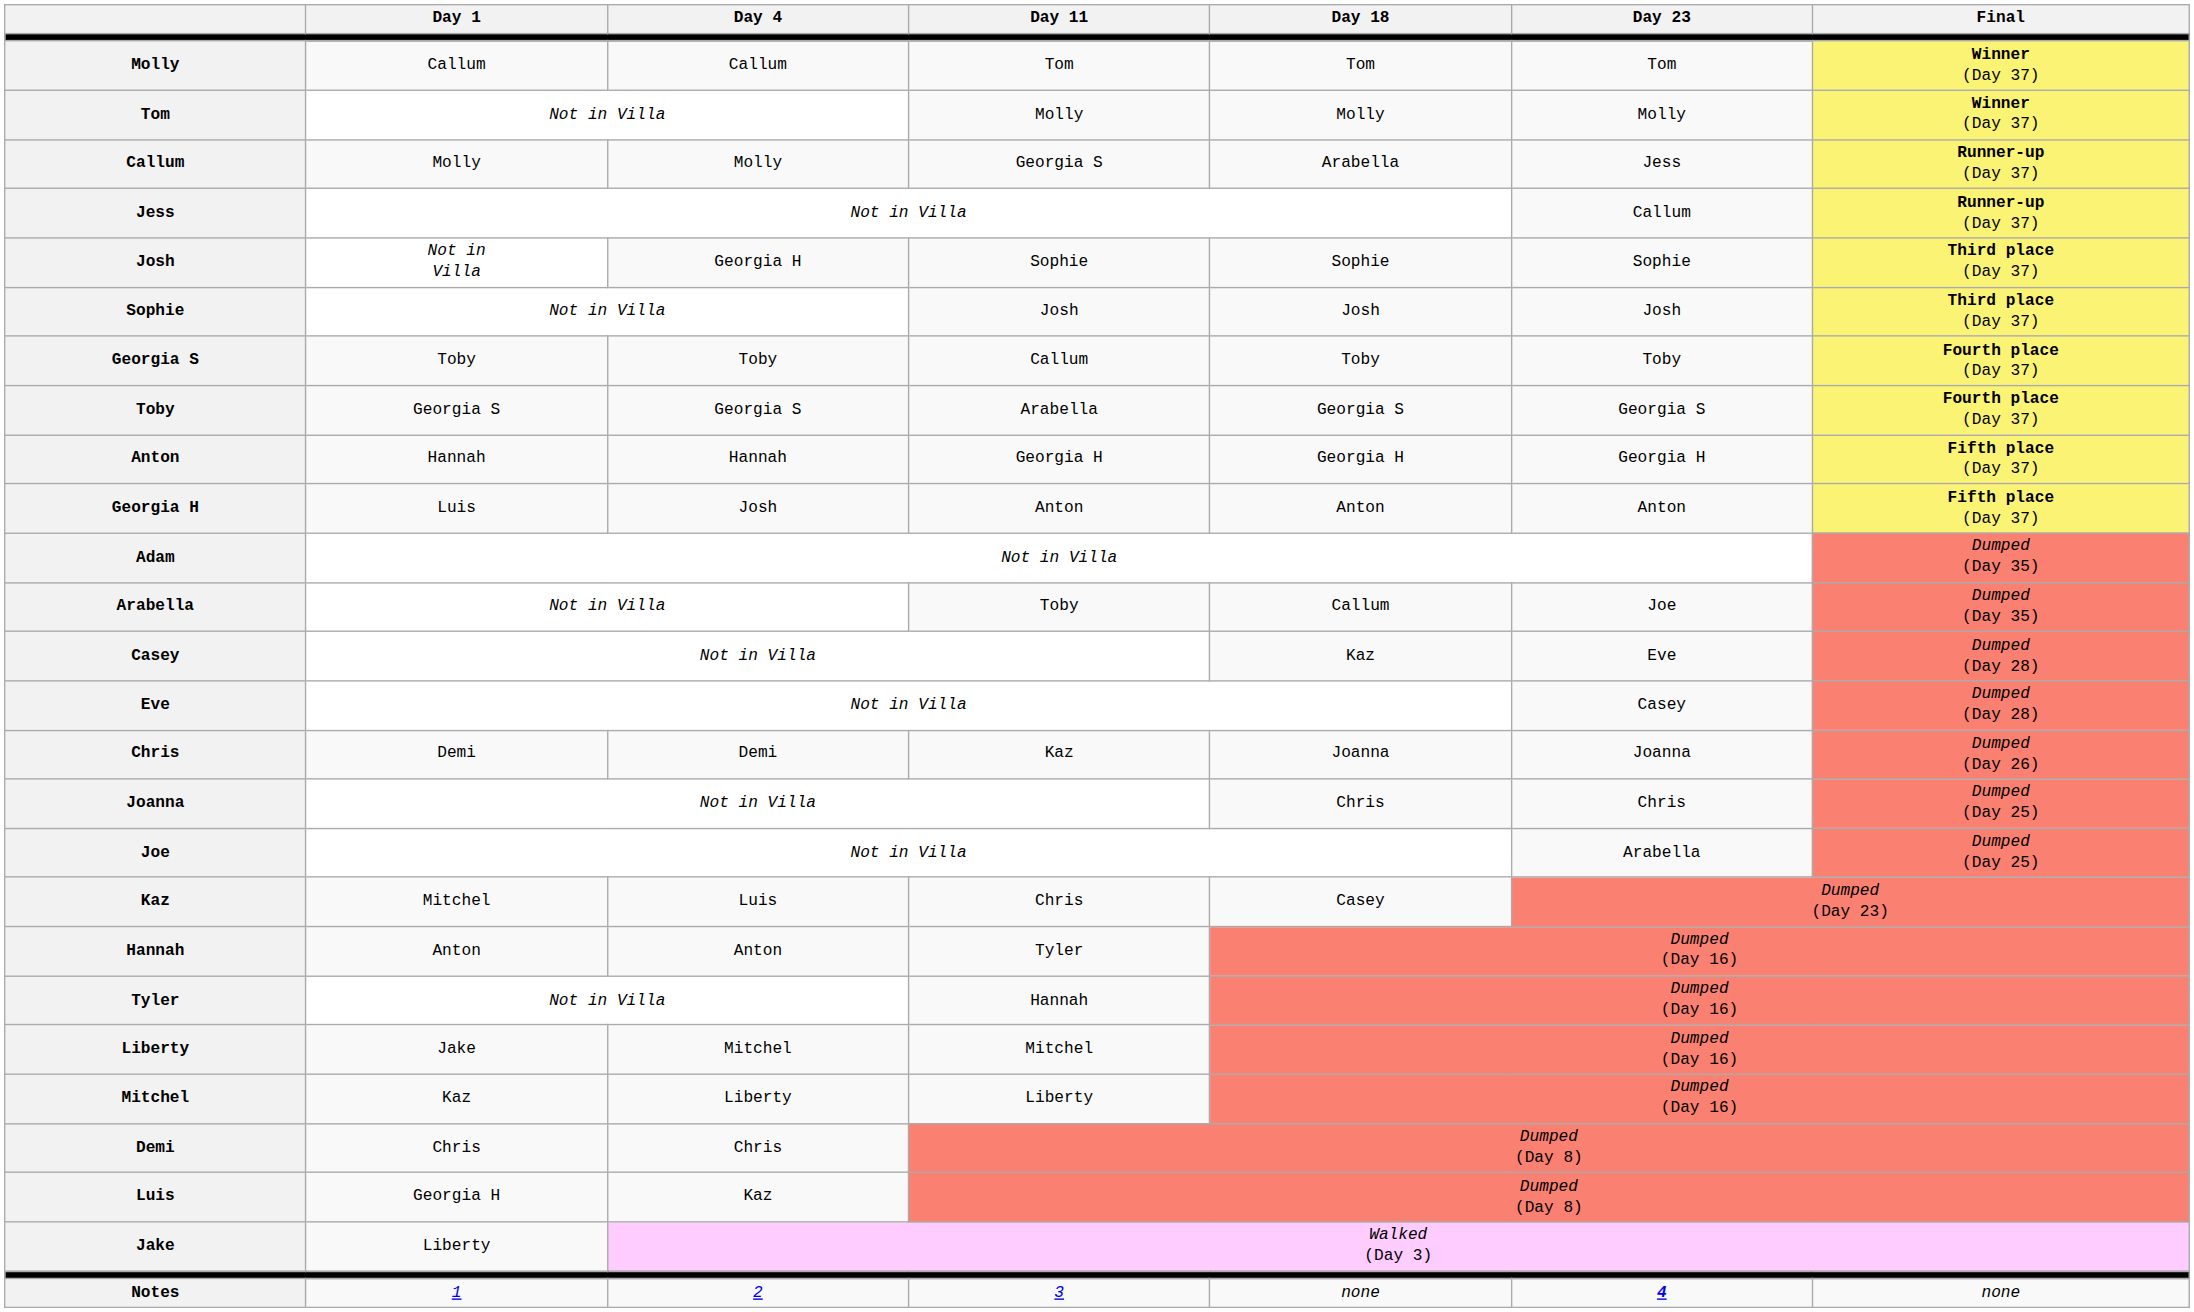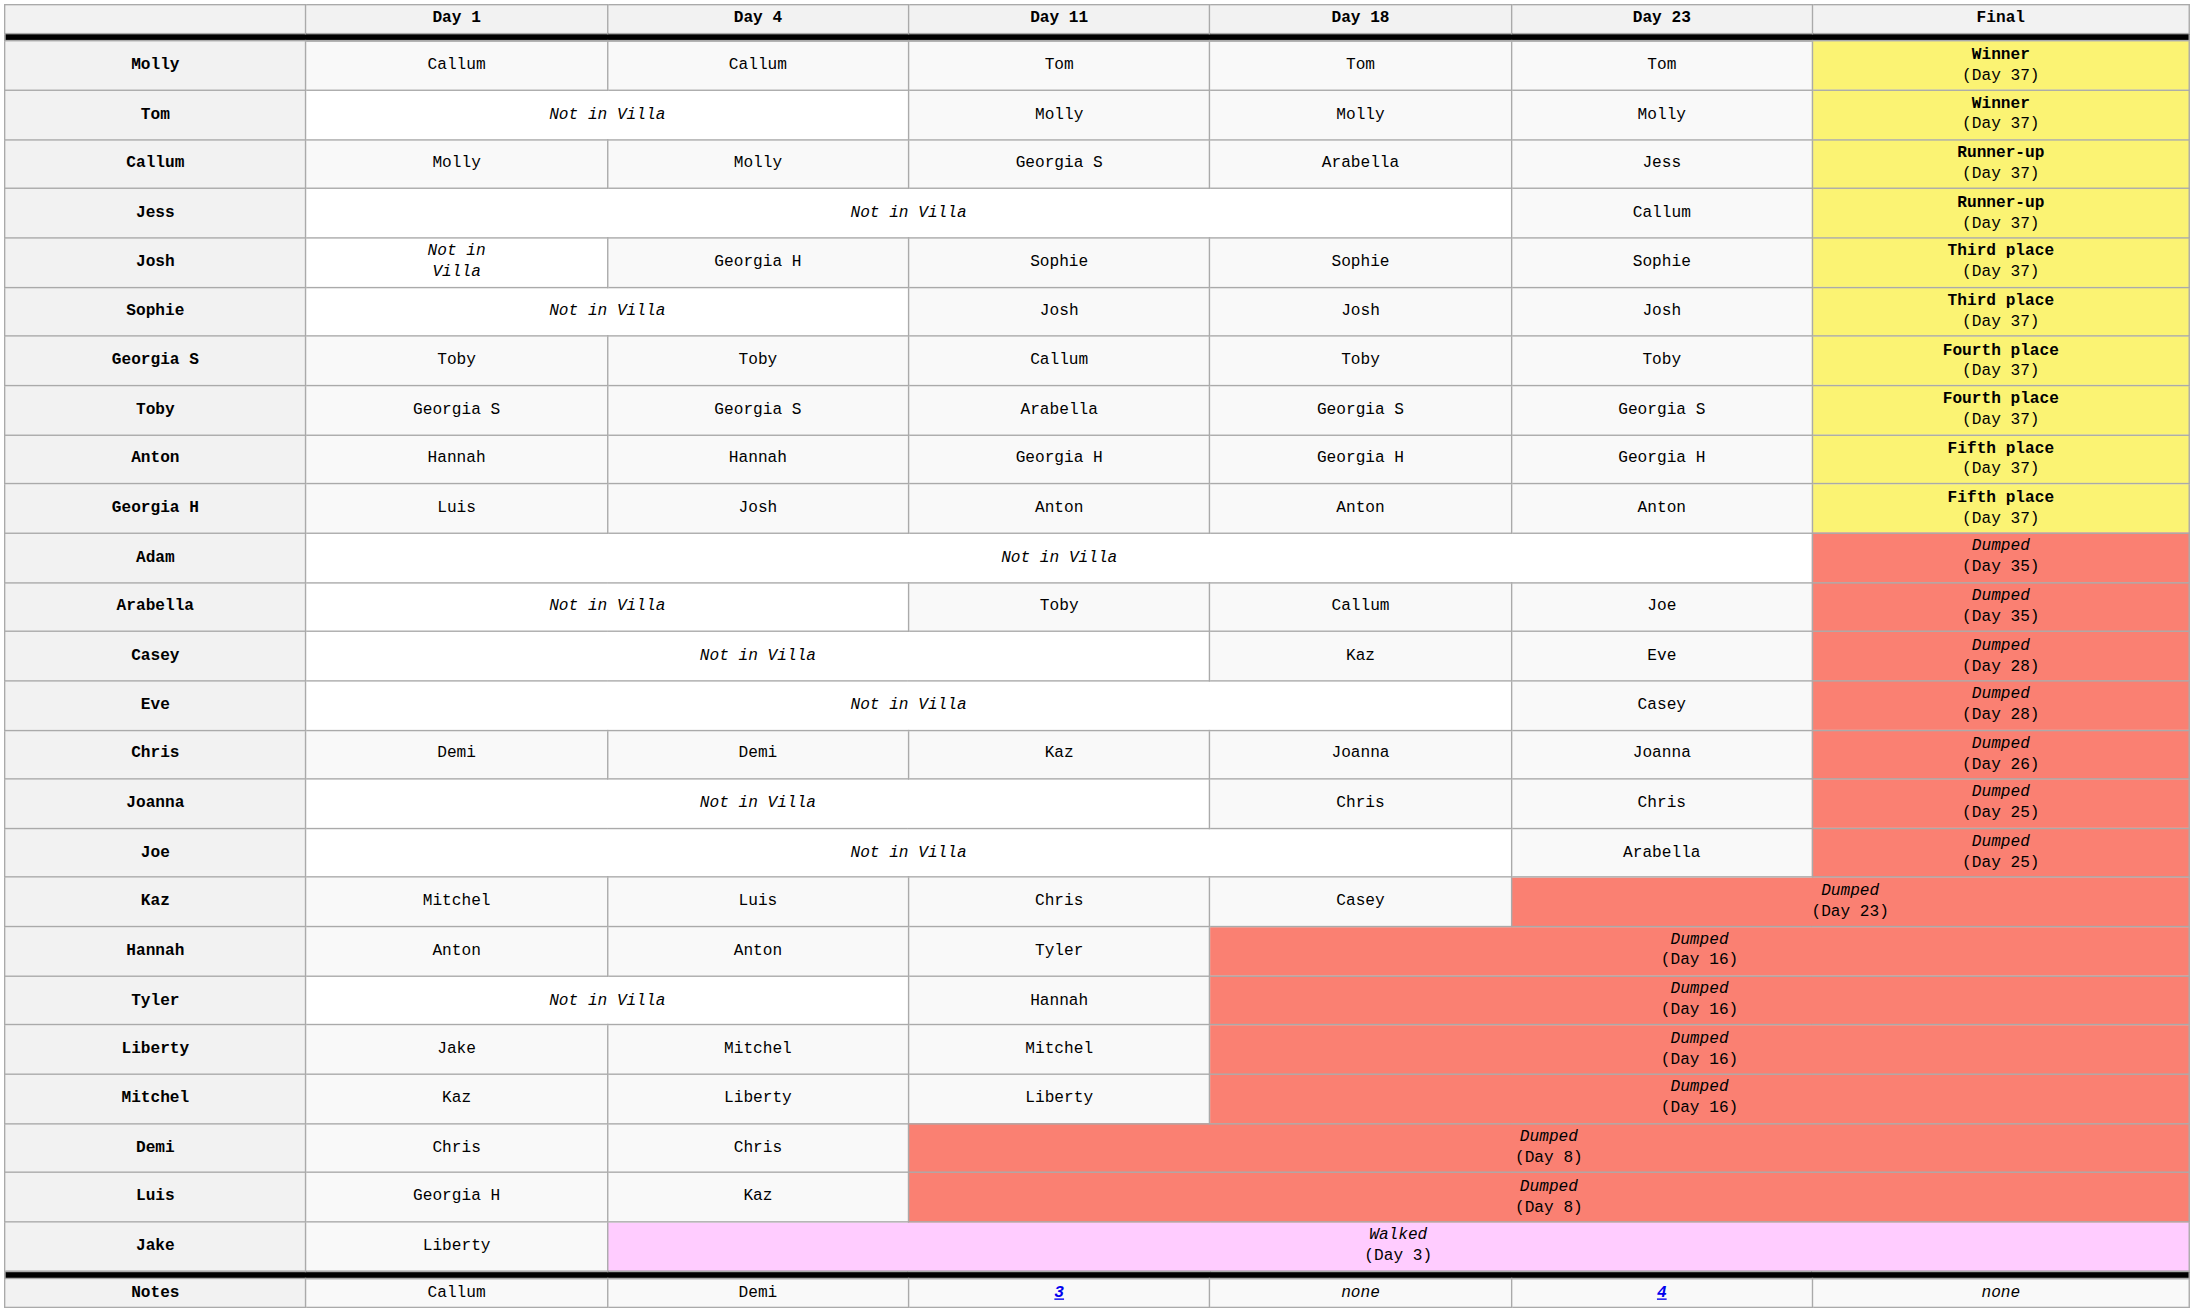(457, 1292) 1 -> (457, 1292) Callum
(758, 1292) 2 -> (758, 1292) Demi
(1059, 1292) normal -> (1059, 1292) bold
